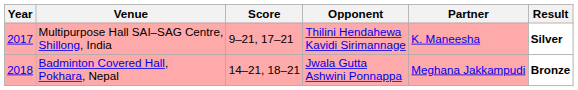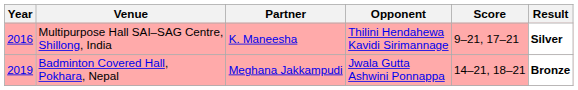columns swapped: (468, 14) <-> (264, 14)
(20, 39) 2017 -> (20, 39) 2016
(20, 70) 2018 -> (20, 70) 2019
